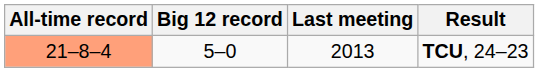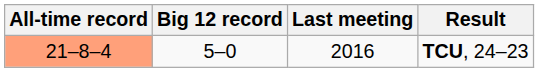(353, 51) 2013 -> (353, 51) 2016
